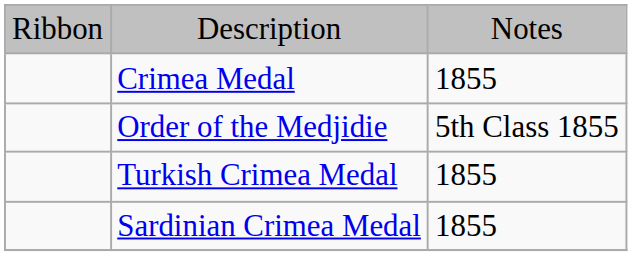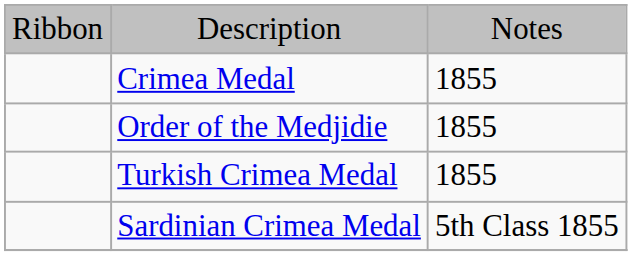(527, 126) 5th Class 1855 -> (466, 126) 1855
(466, 224) 1855 -> (527, 224) 5th Class 1855
